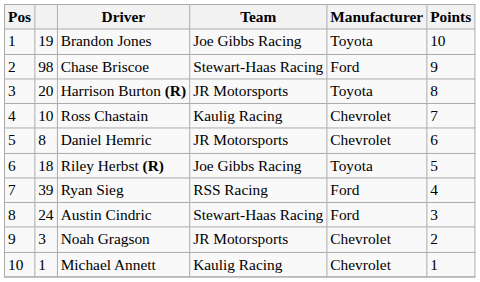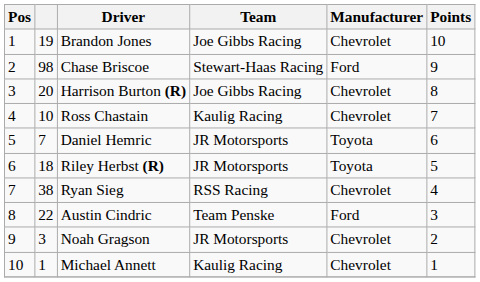(352, 41) Toyota -> (361, 41) Chevrolet
(241, 90) JR Motorsports -> (247, 90) Joe Gibbs Racing
(352, 90) Toyota -> (361, 90) Chevrolet
(42, 140) 8 -> (42, 140) 7
(361, 140) Chevrolet -> (352, 140) Toyota
(247, 165) Joe Gibbs Racing -> (241, 165) JR Motorsports
(46, 189) 39 -> (46, 189) 38
(345, 189) Ford -> (361, 189) Chevrolet
(46, 214) 24 -> (46, 214) 22
(258, 214) Stewart-Haas Racing -> (234, 214) Team Penske
